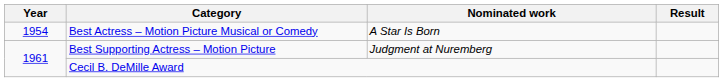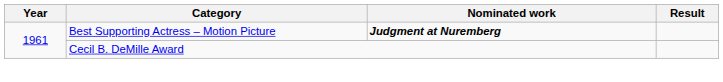- row: (193, 31)
(431, 49) normal -> (435, 31) bold
